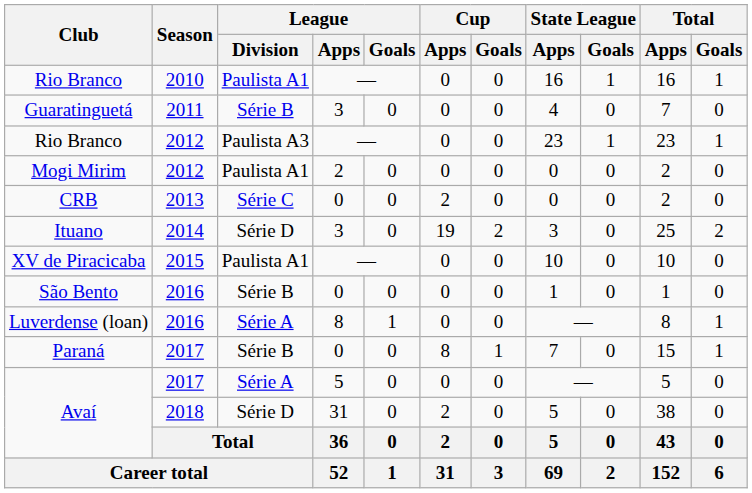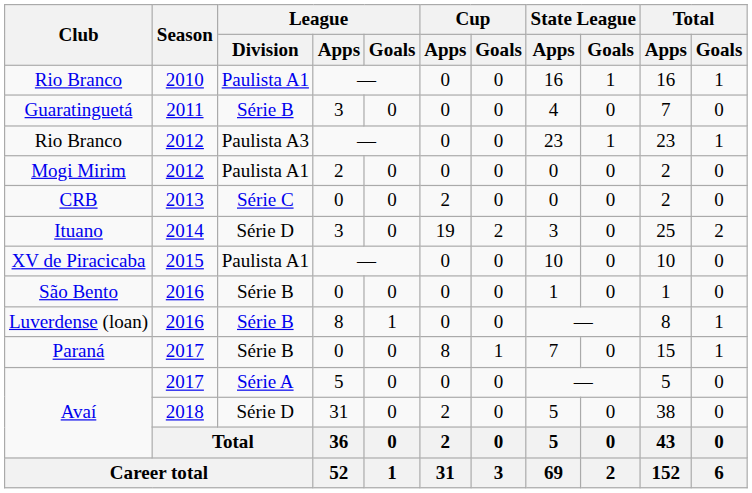(265, 321) Série A -> (265, 321) Série B
